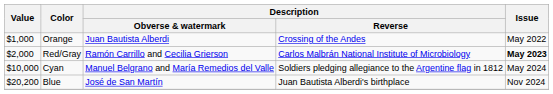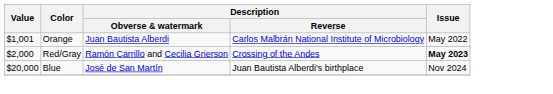(20, 40) $1,000 -> (20, 40) $1,001
(322, 40) Crossing of the Andes -> (328, 40) Carlos Malbrán National Institute of Microbiology
(374, 54) Carlos Malbrán National Institute of Microbiology -> (276, 54) Crossing of the Andes
- row: (53, 68)
(23, 82) $20,200 -> (23, 68) $20,000
